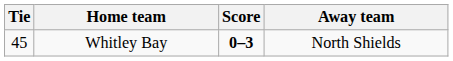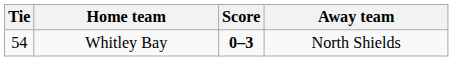(19, 42) 45 -> (19, 42) 54
